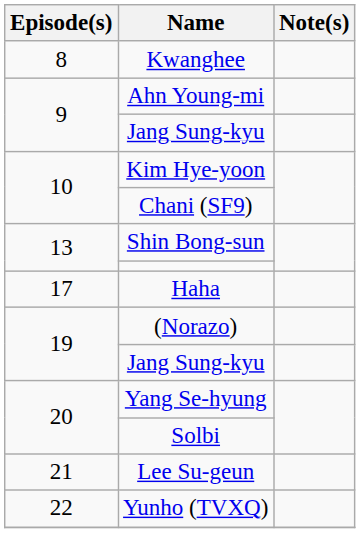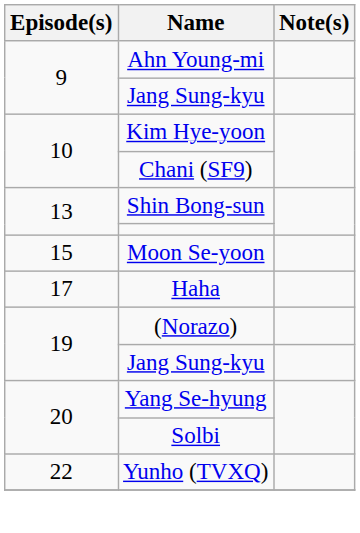- row: (61, 59)
+ row: (61, 252)
- row: (61, 471)
